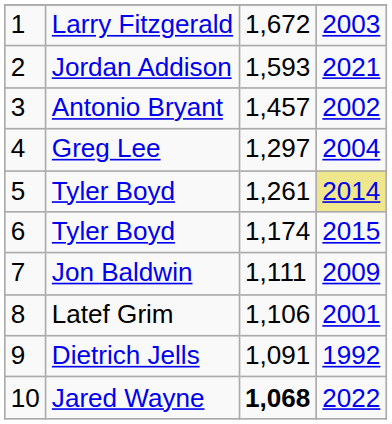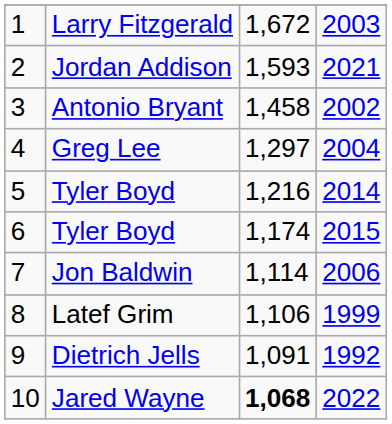(278, 107) 1,457 -> (278, 107) 1,458
(278, 190) 1,261 -> (278, 190) 1,216
(351, 190) khaki background -> (351, 190) no background
(276, 273) 1,111 -> (277, 273) 1,114
(351, 273) 2009 -> (351, 273) 2006
(351, 314) 2001 -> (351, 314) 1999
